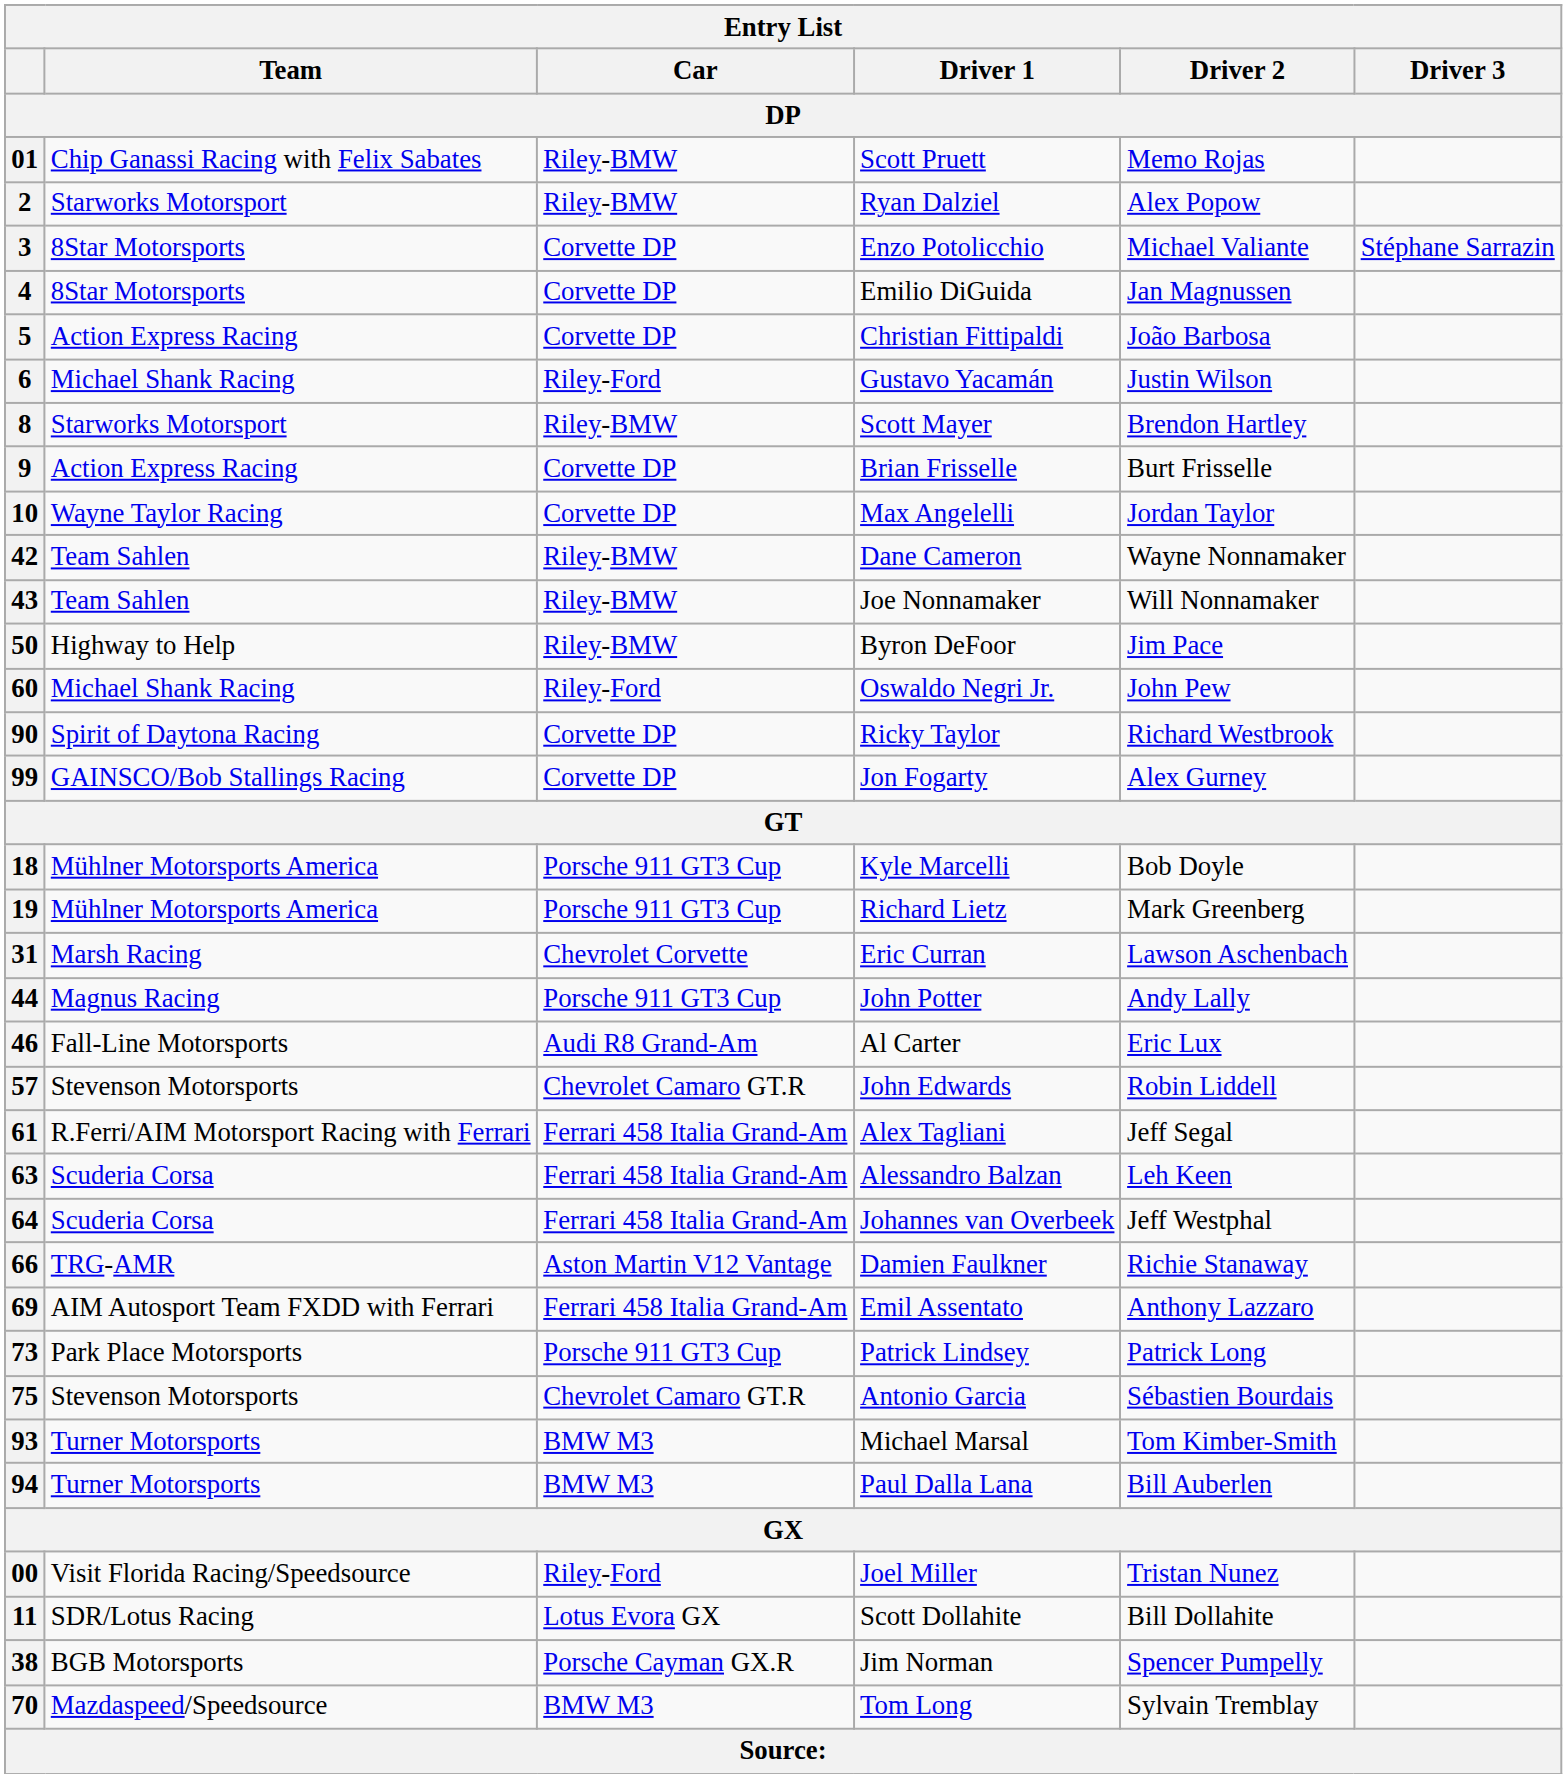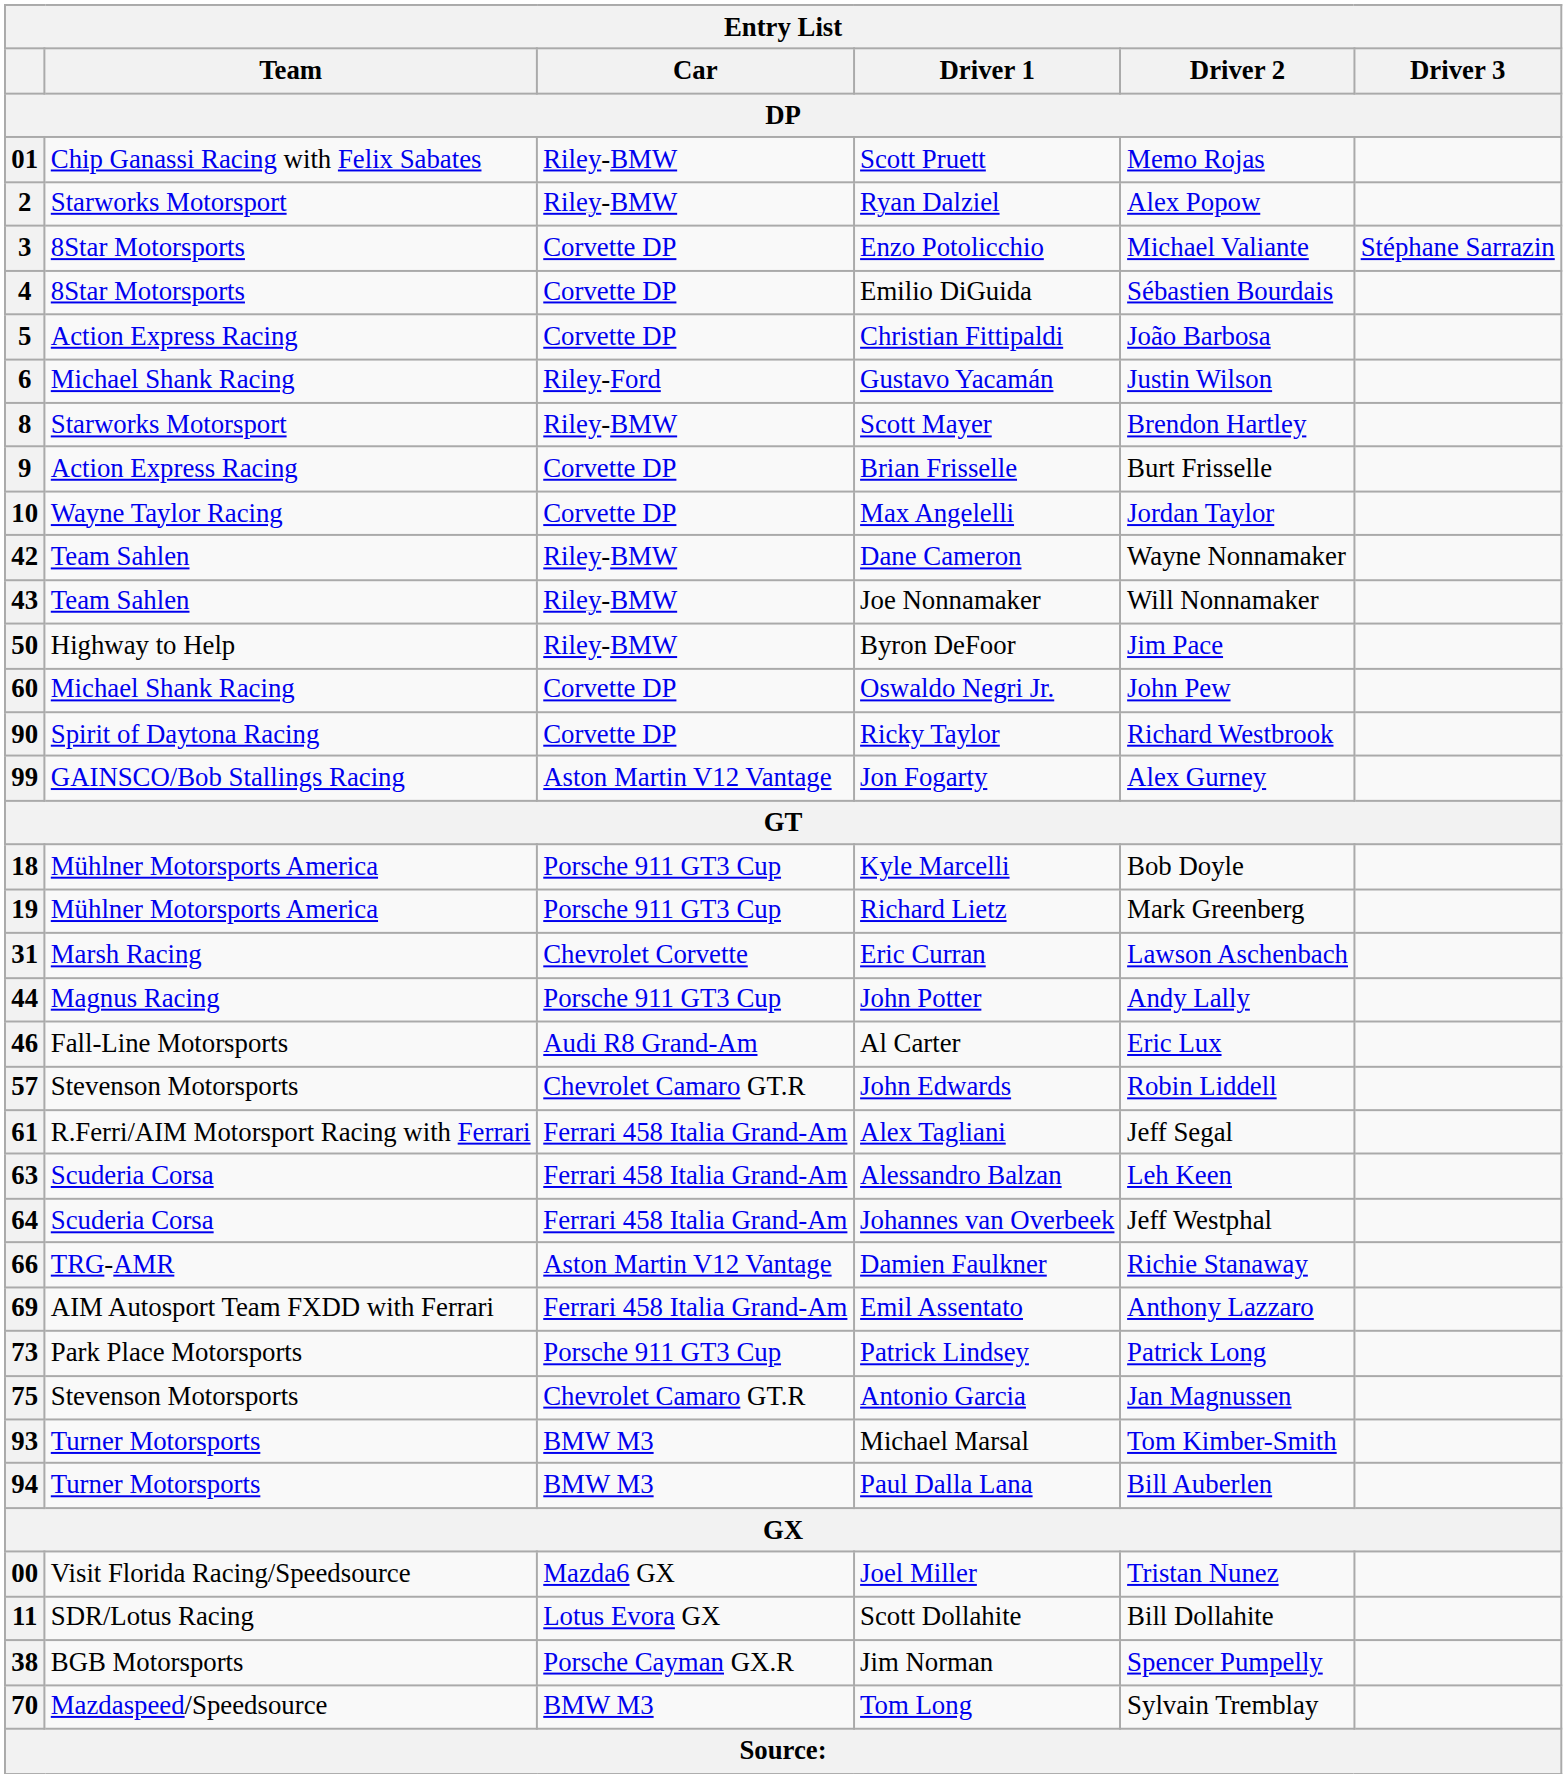(1209, 291) Jan Magnussen -> (1230, 291) Sébastien Bourdais
(602, 689) Riley-Ford -> (610, 689) Corvette DP
(610, 777) Corvette DP -> (687, 777) Aston Martin V12 Vantage
(1230, 1396) Sébastien Bourdais -> (1209, 1396) Jan Magnussen
(602, 1573) Riley-Ford -> (609, 1573) Mazda6 GX
